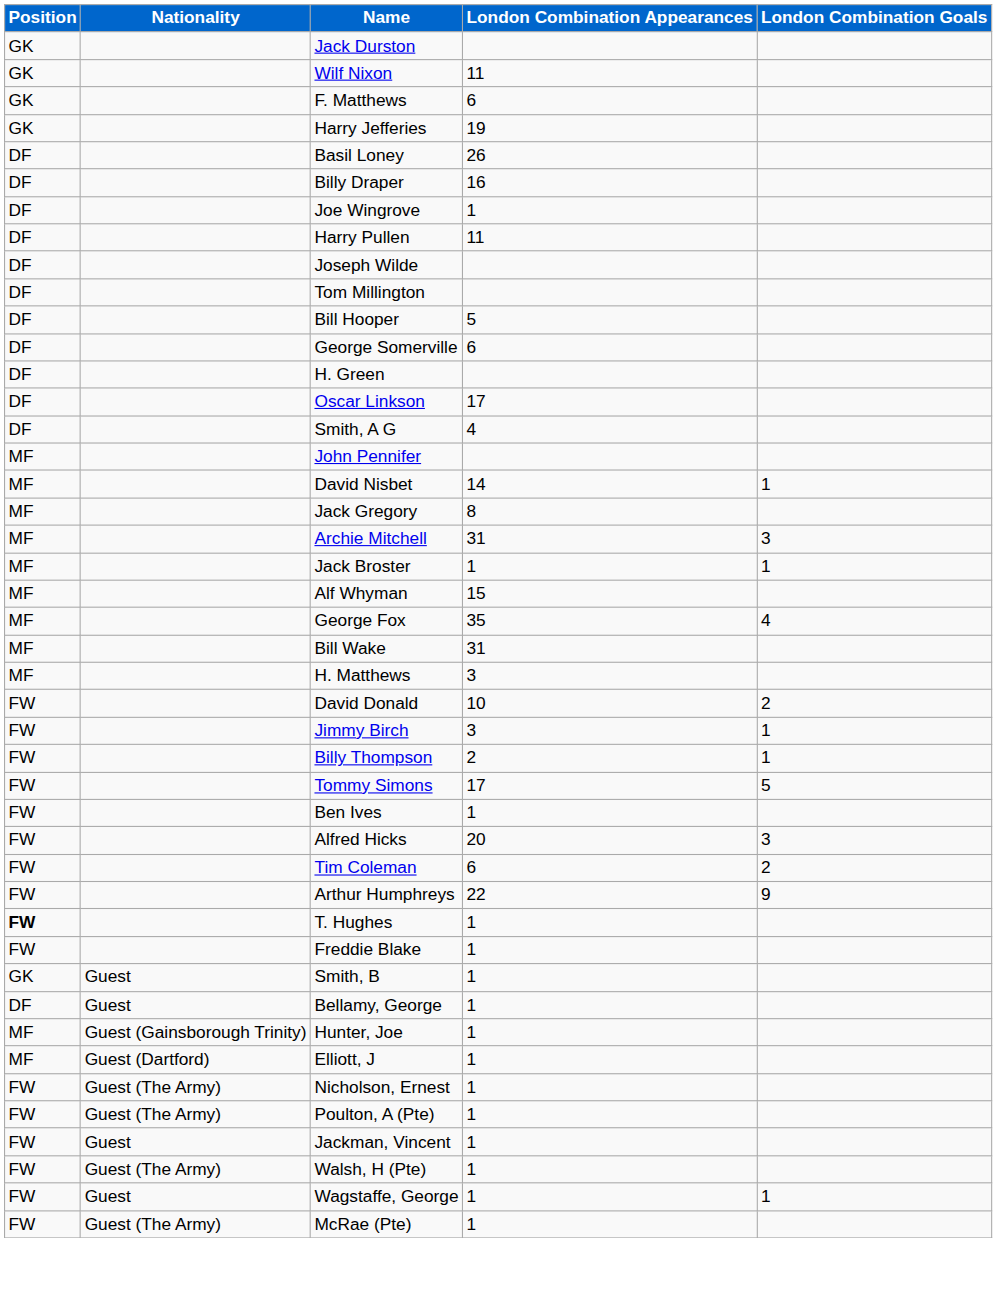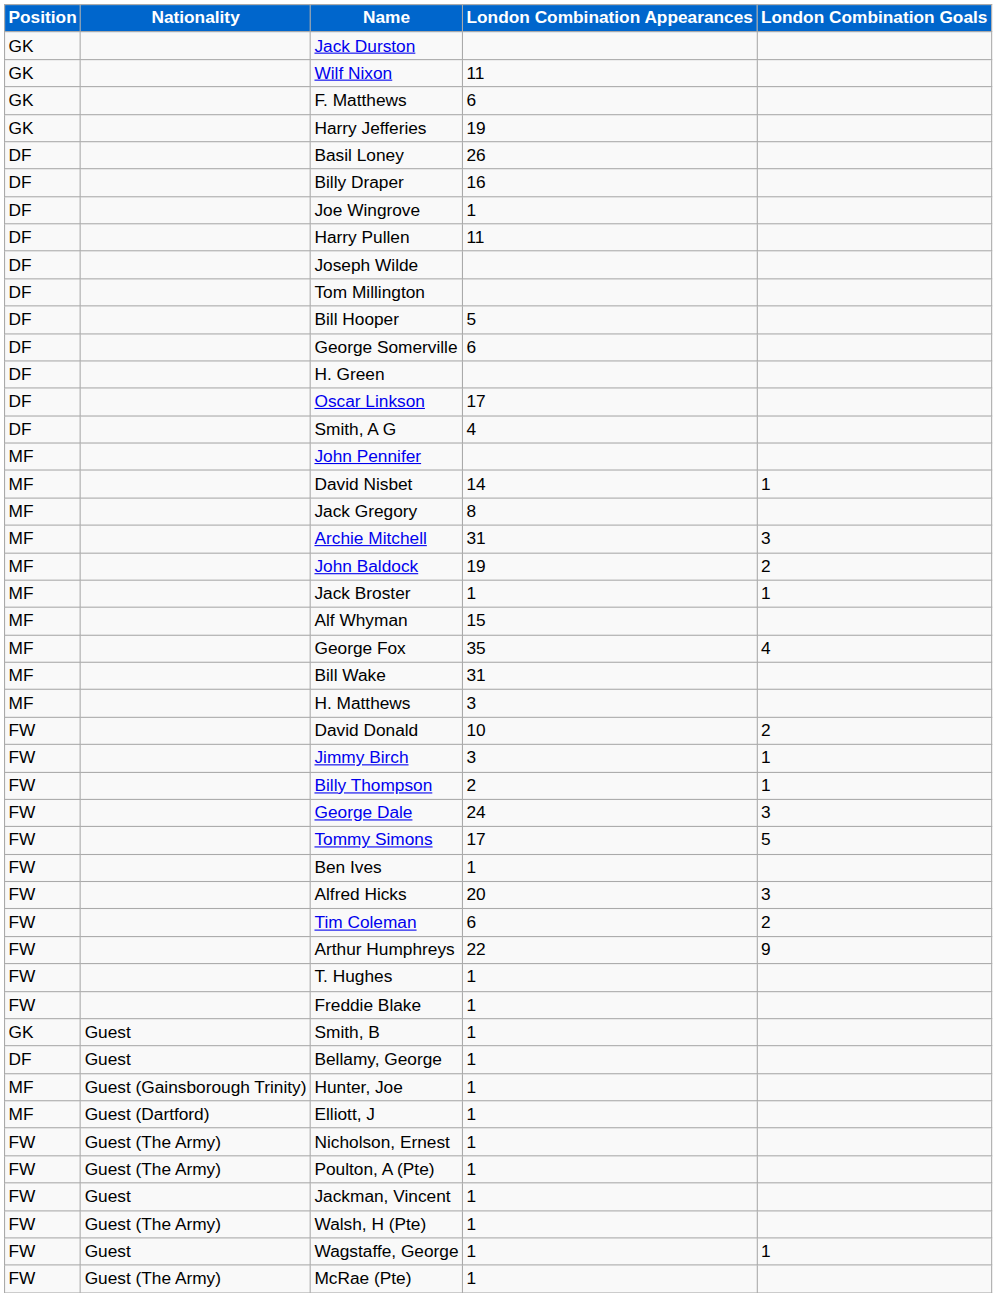+ row: (366, 566)
+ row: (363, 812)
(22, 922) bold -> (22, 977) normal
